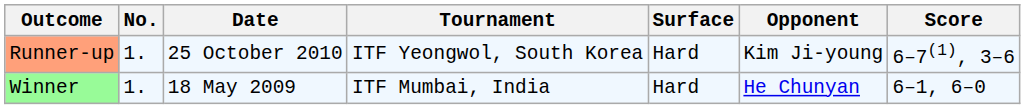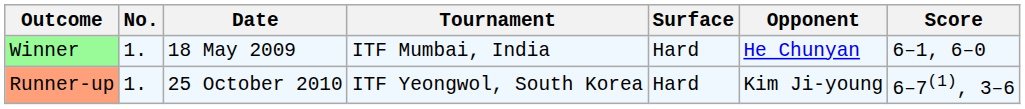rows swapped: (44, 88) <-> (62, 54)
